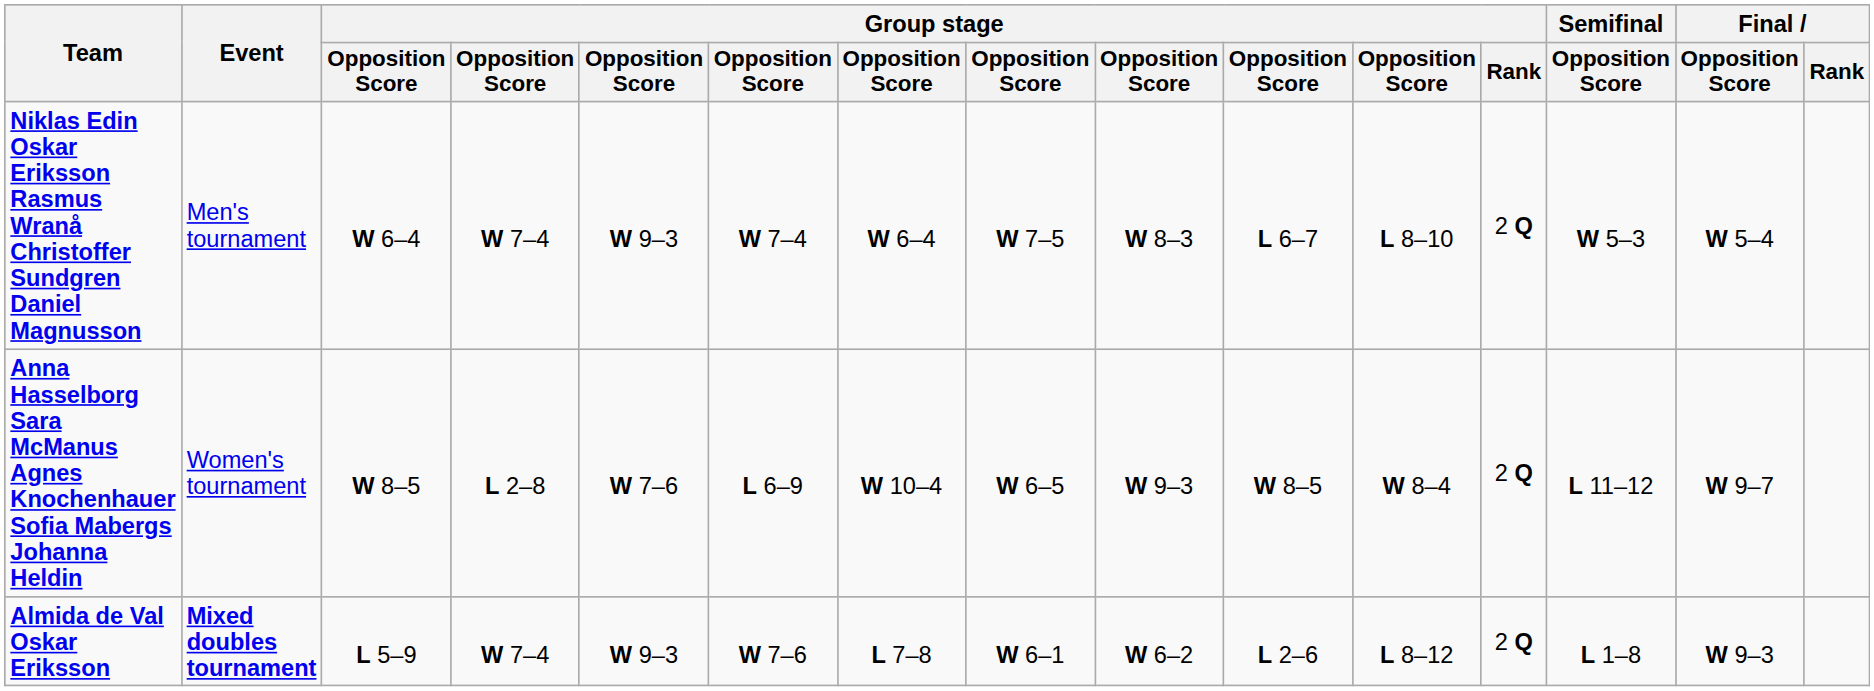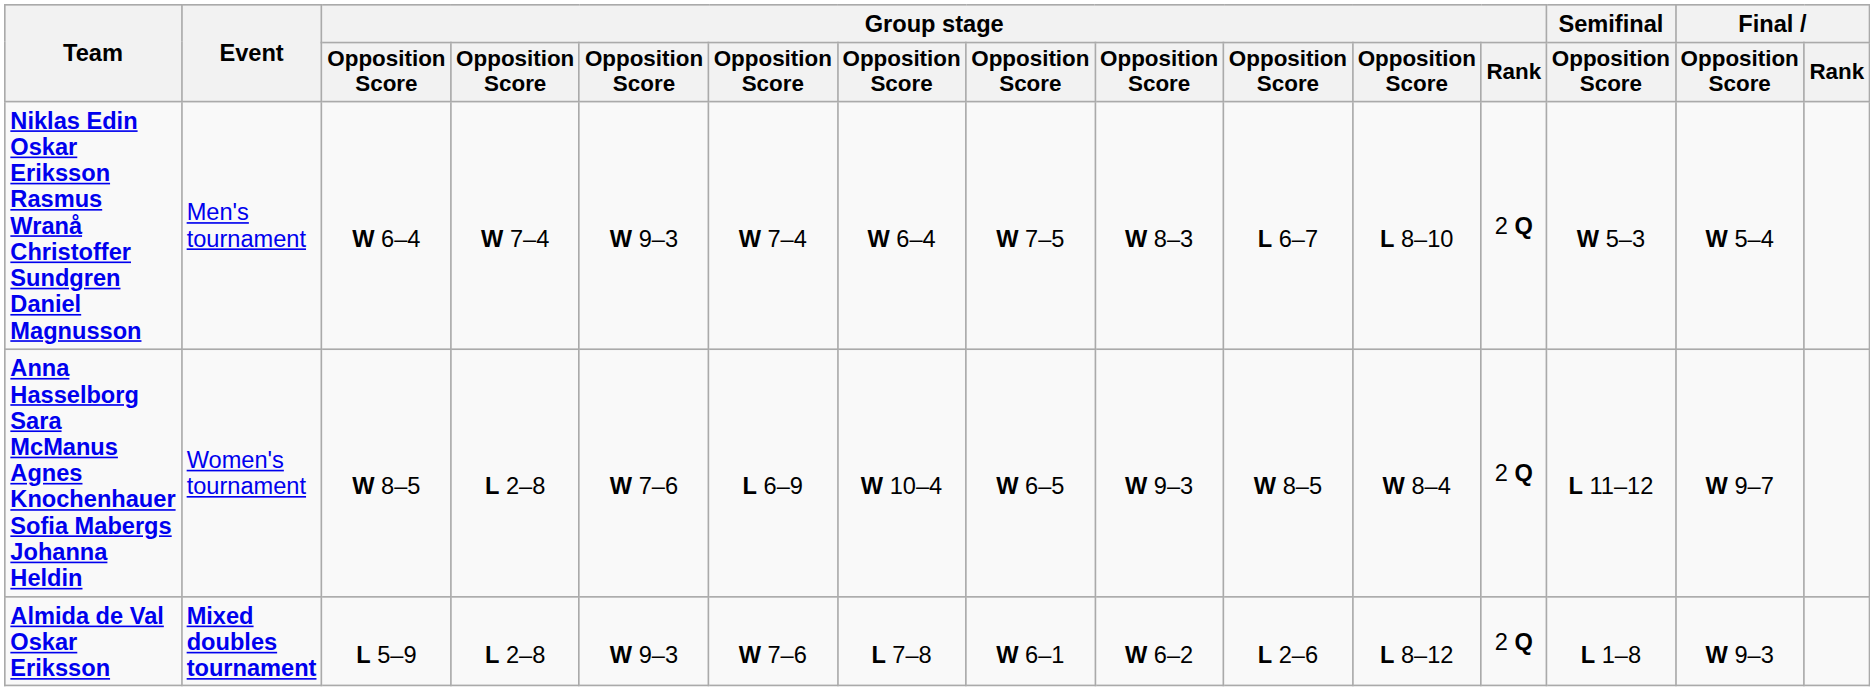(515, 655) W 7–4 -> (515, 655) L 2–8
